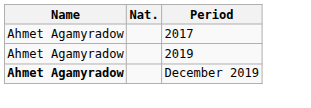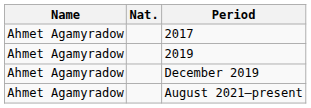(66, 73) bold -> (66, 73) normal
+ row: (234, 93)
